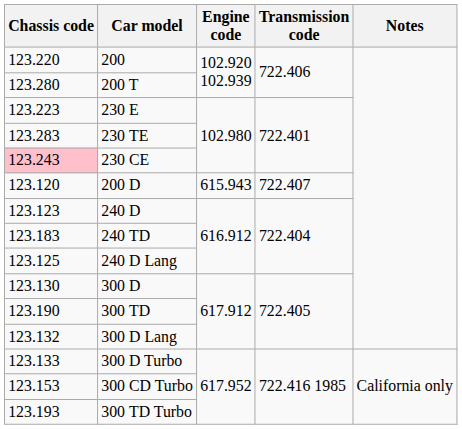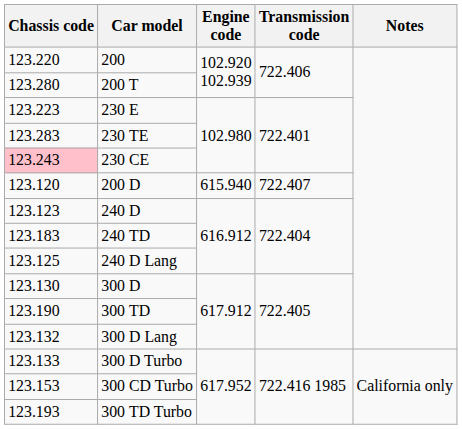(226, 185) 615.943 -> (226, 185) 615.940
